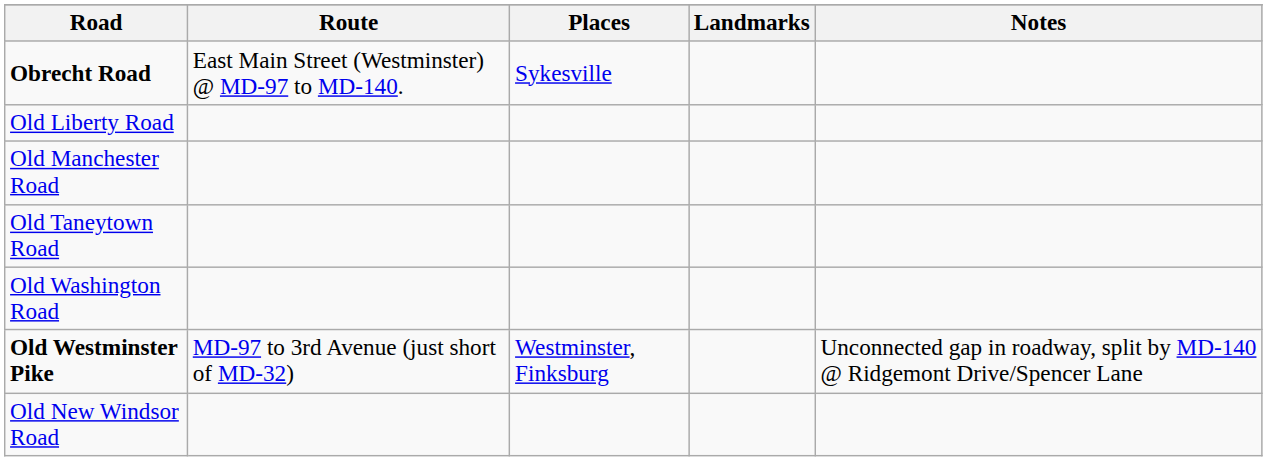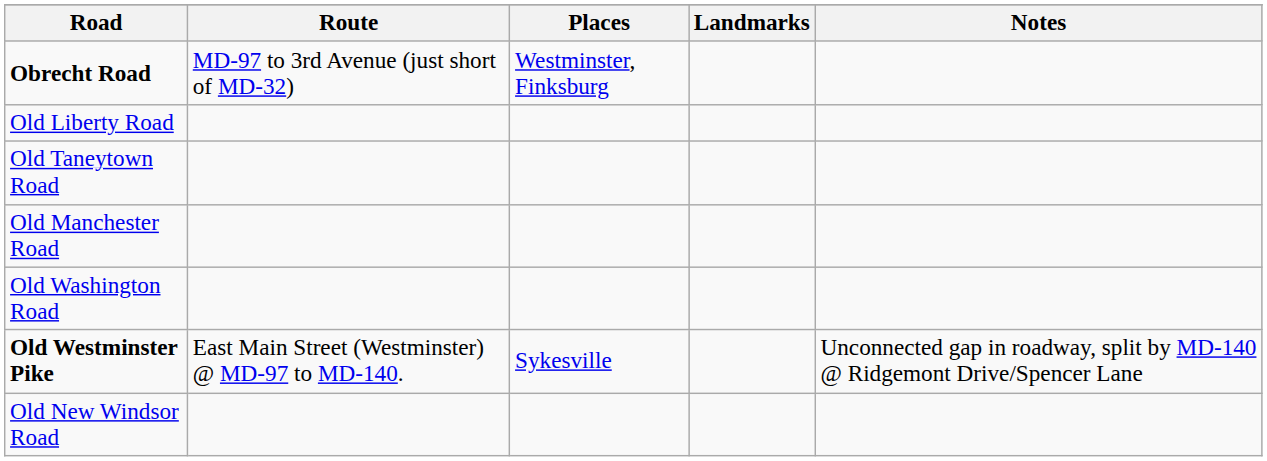(338, 72) East Main Street (Westminster) @ MD-97 to MD-140. -> (344, 72) MD-97 to 3rd Avenue (just short of MD-32)
(563, 72) Sykesville -> (575, 72) Westminster, Finksburg
rows swapped: (84, 172) <-> (82, 235)
(344, 361) MD-97 to 3rd Avenue (just short of MD-32) -> (338, 361) East Main Street (Westminster) @ MD-97 to MD-140.
(575, 361) Westminster, Finksburg -> (563, 361) Sykesville
